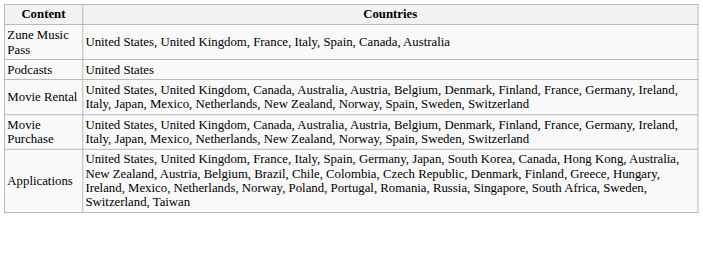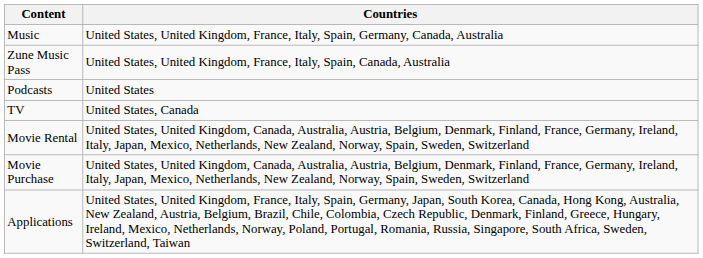+ row: (23, 34)
+ row: (16, 110)
